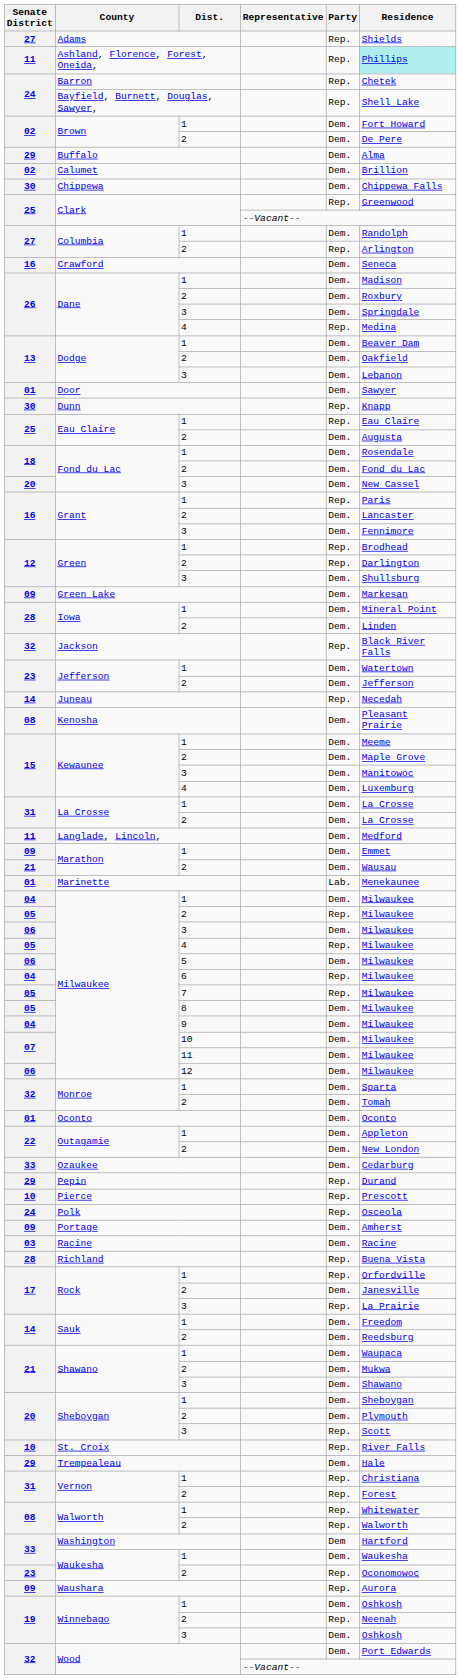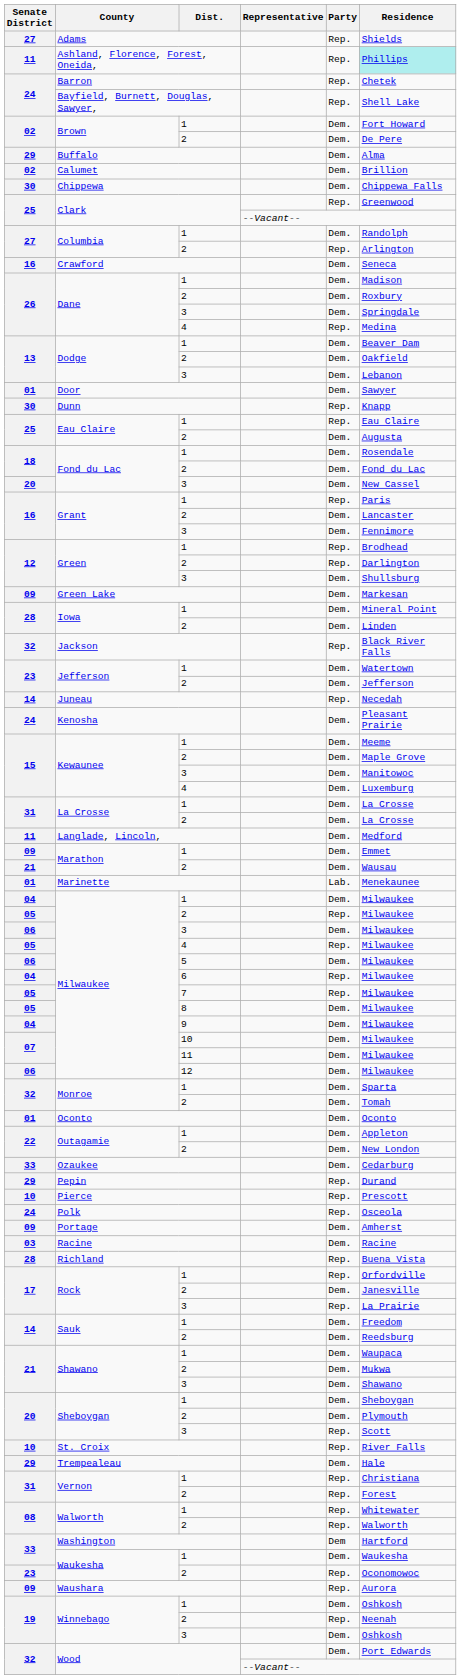(30, 721) 08 -> (30, 721) 24
